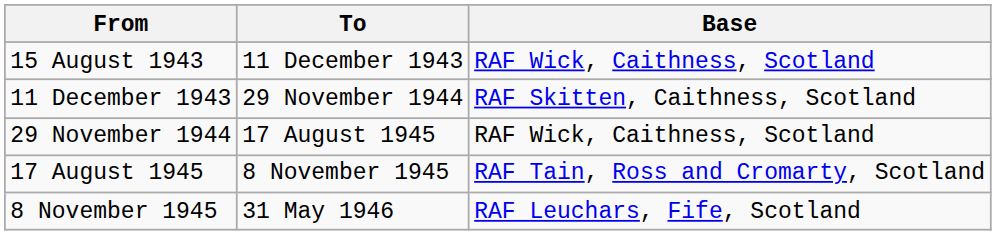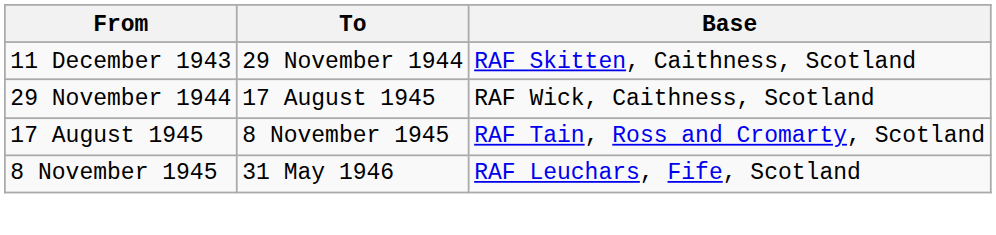- row: (107, 61)
